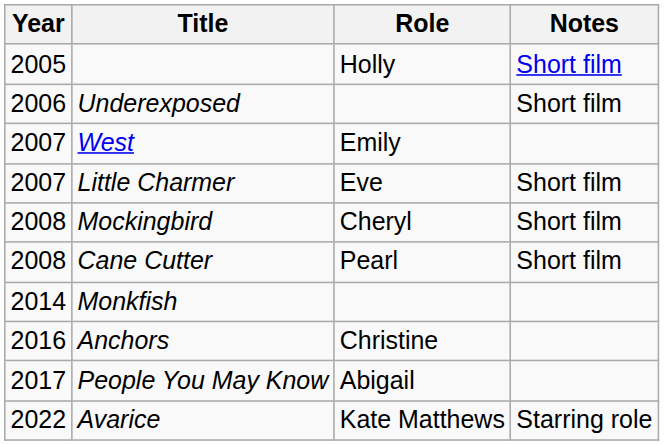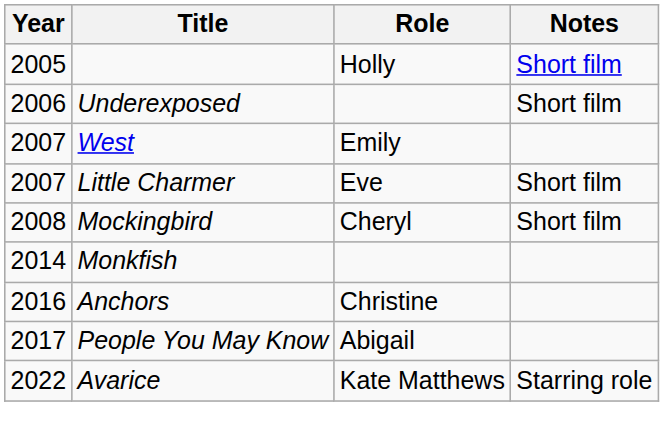- row: (145, 261)
